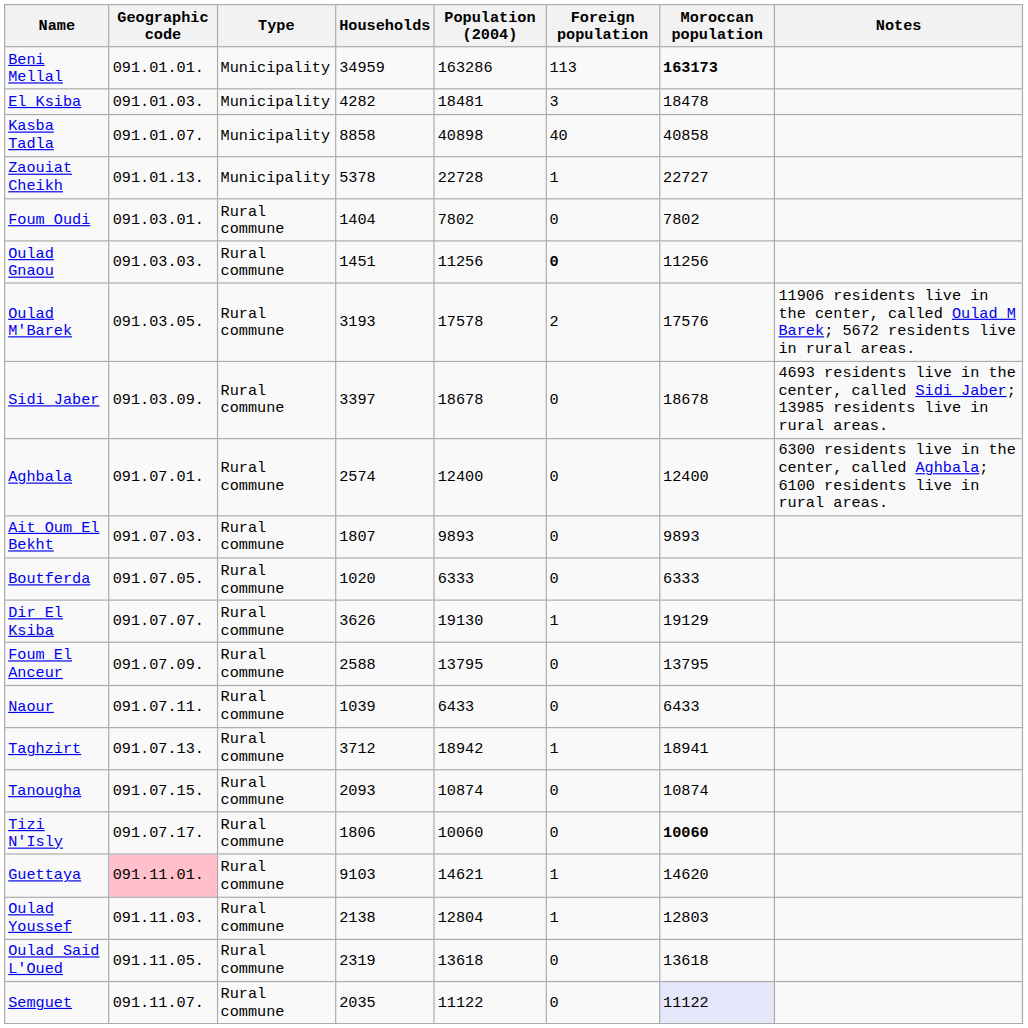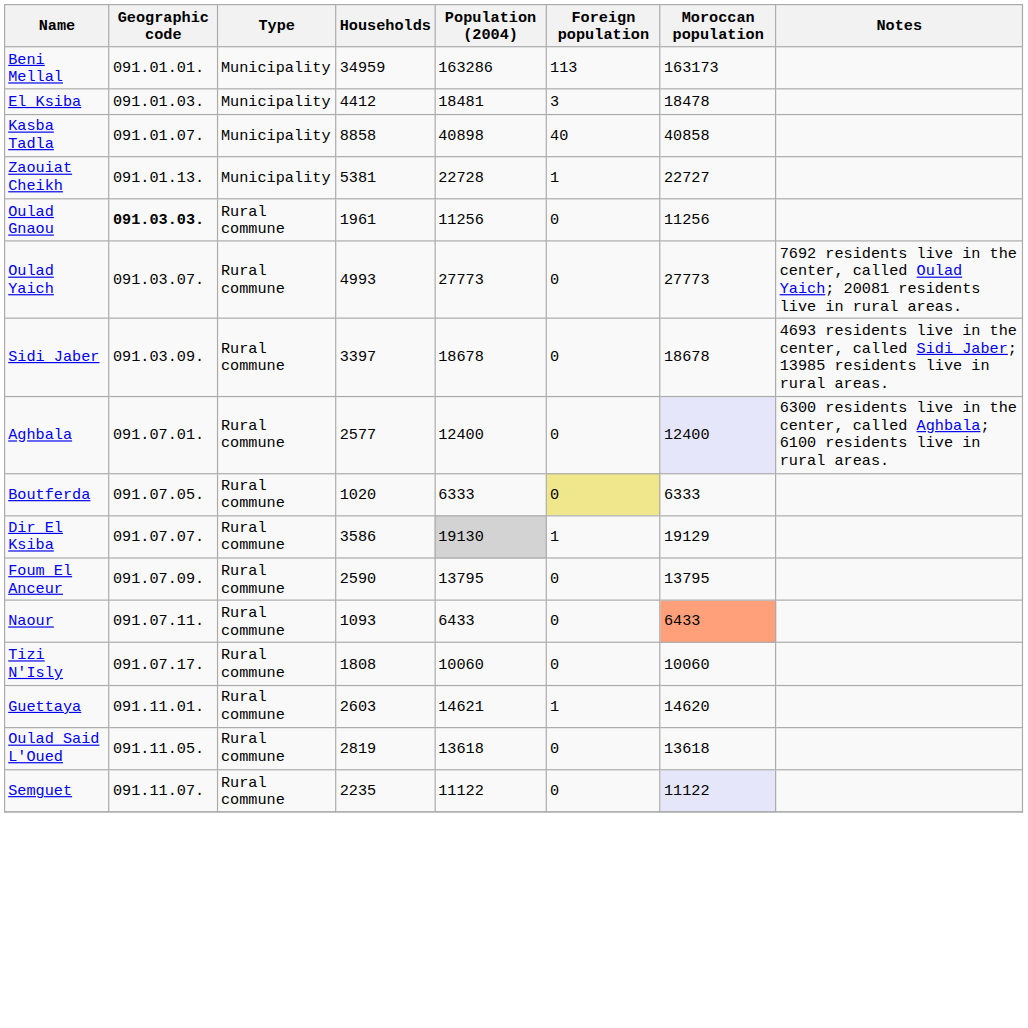(690, 68) bold -> (691, 68) normal
(357, 102) 4282 -> (358, 102) 4412
(357, 178) 5378 -> (358, 178) 5381
- row: (49, 220)
(158, 262) normal -> (159, 220) bold
(357, 262) 1451 -> (358, 220) 1961
(554, 262) bold -> (555, 220) normal
- row: (40, 322)
+ row: (31, 280)
(357, 477) 2574 -> (358, 435) 2577
(686, 477) no background -> (687, 435) lavender background
- row: (54, 537)
(554, 579) no background -> (555, 495) khaki background
(357, 622) 3626 -> (358, 537) 3586
(461, 622) no background -> (461, 537) lightgrey background
(357, 664) 2588 -> (358, 579) 2590
(357, 706) 1039 -> (358, 622) 1093
(681, 706) no background -> (682, 622) lightsalmon background
- row: (45, 749)
- row: (45, 791)
(357, 833) 1806 -> (358, 664) 1808
(686, 833) bold -> (687, 664) normal
(158, 876) pink background -> (159, 706) no background
(357, 876) 9103 -> (358, 706) 2603
- row: (40, 918)
(357, 960) 2319 -> (358, 749) 2819
(357, 1003) 2035 -> (358, 791) 2235
